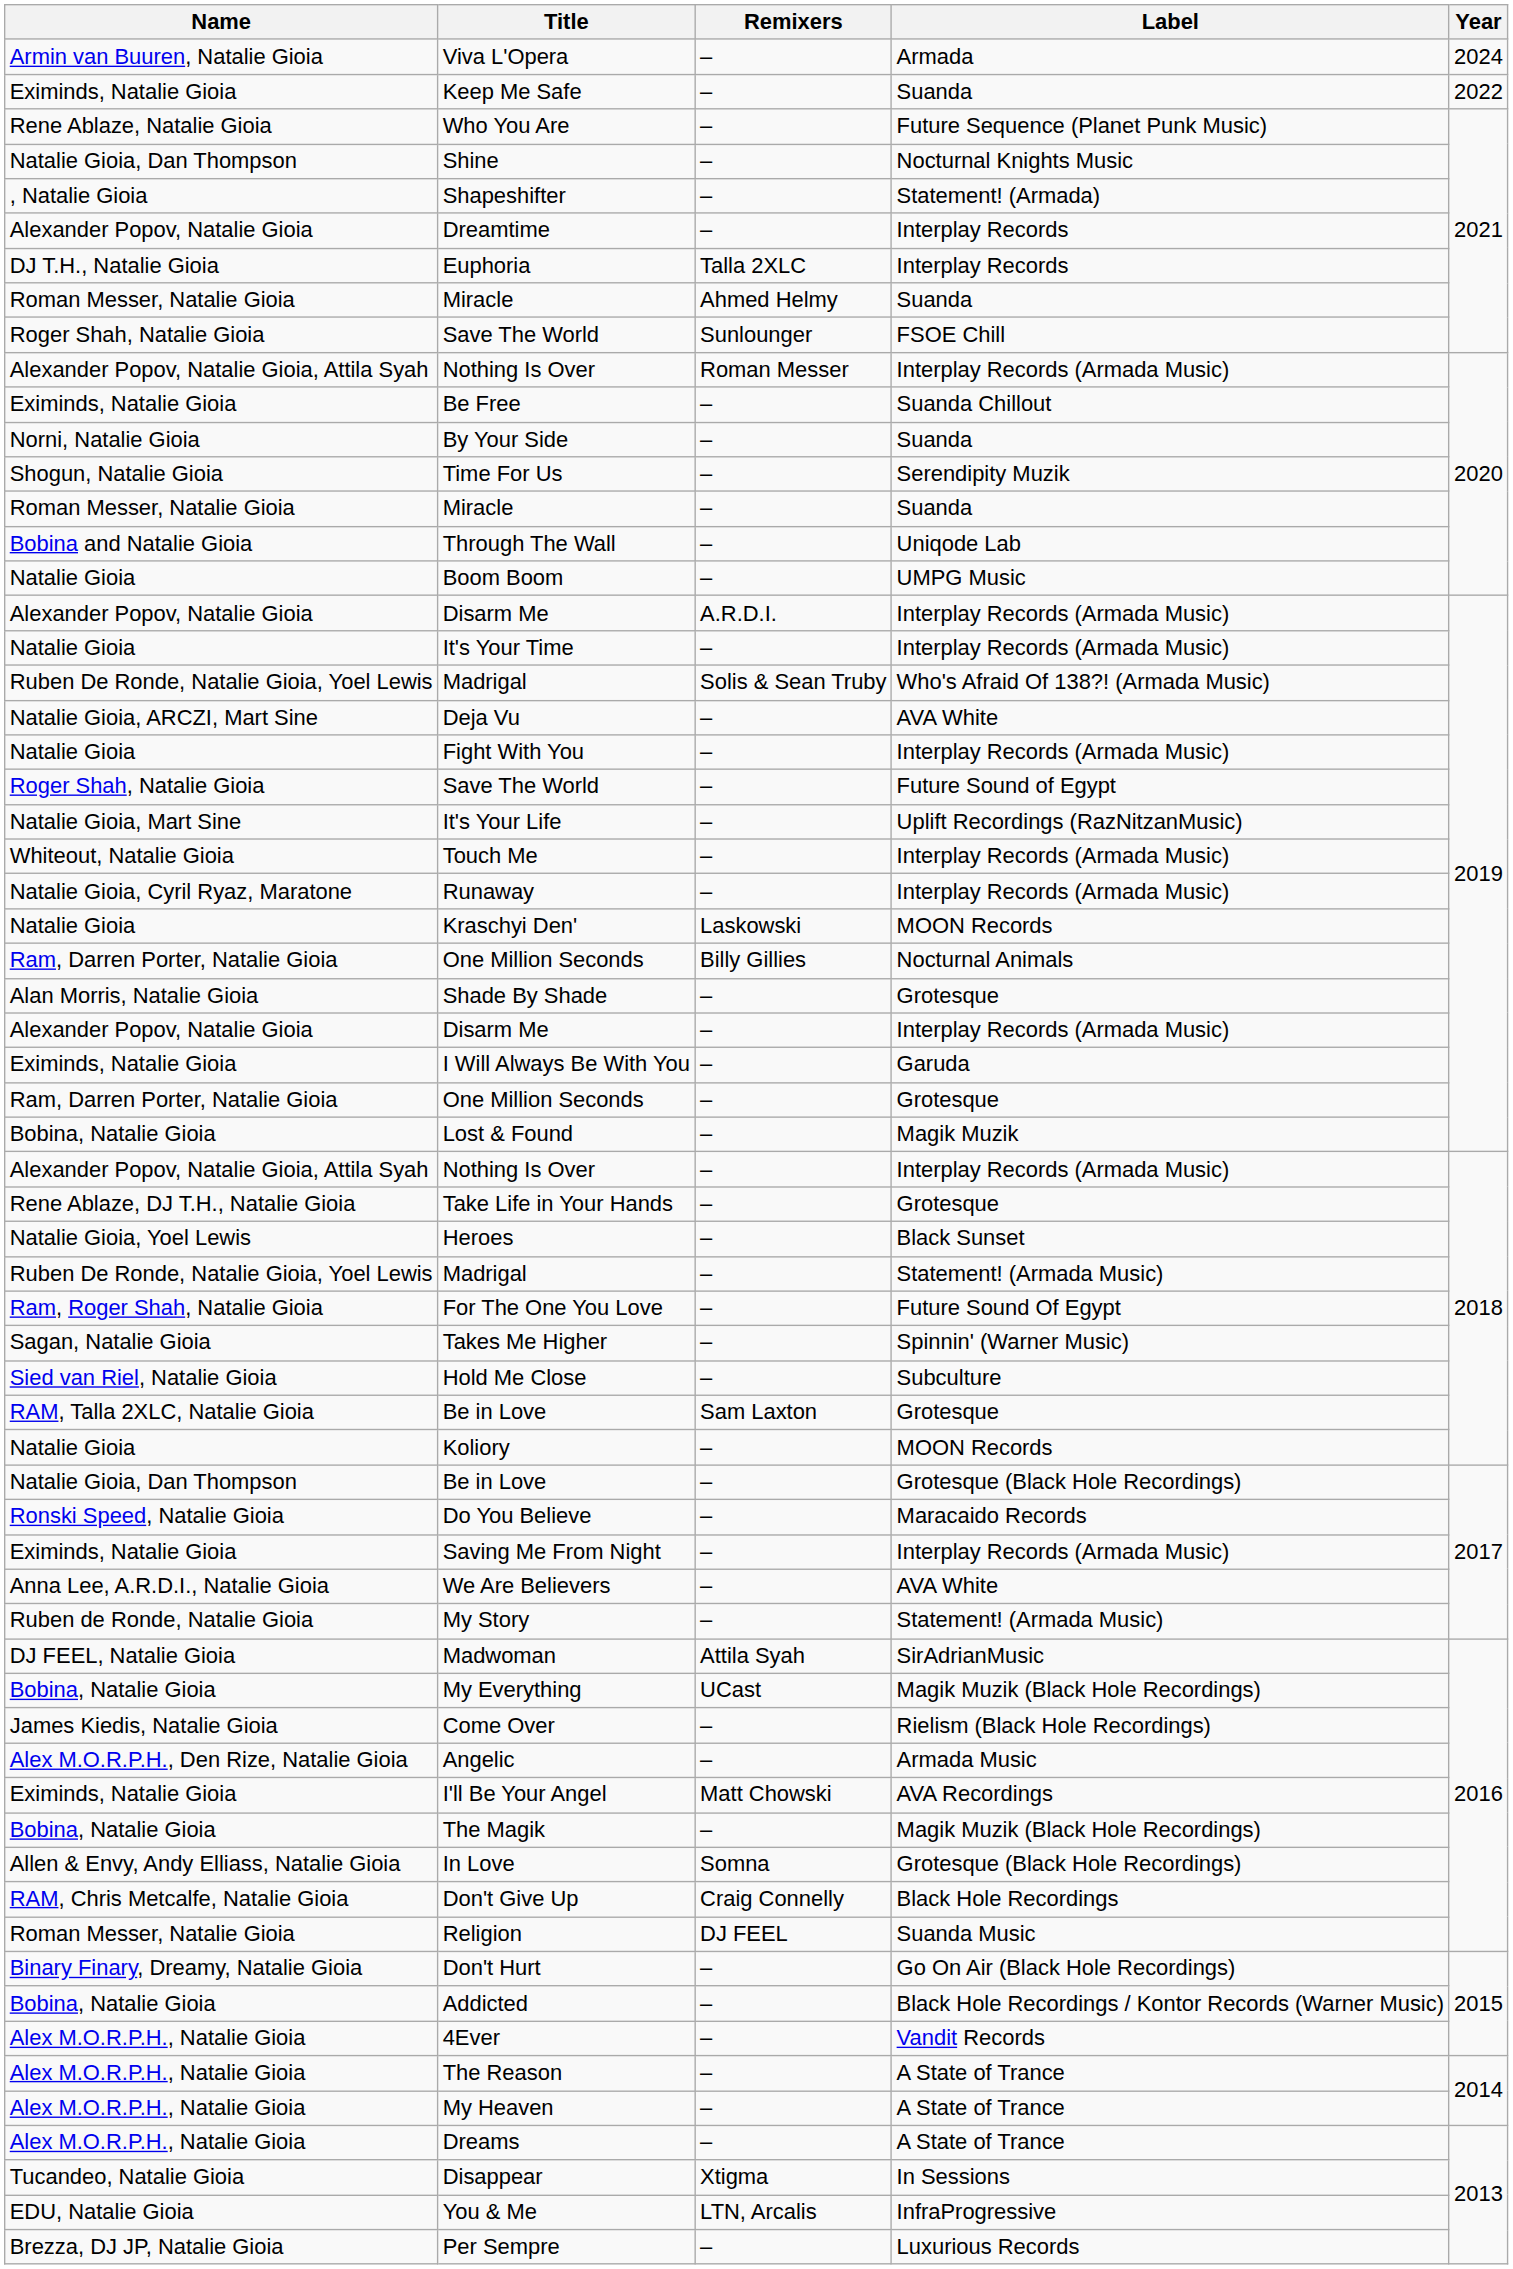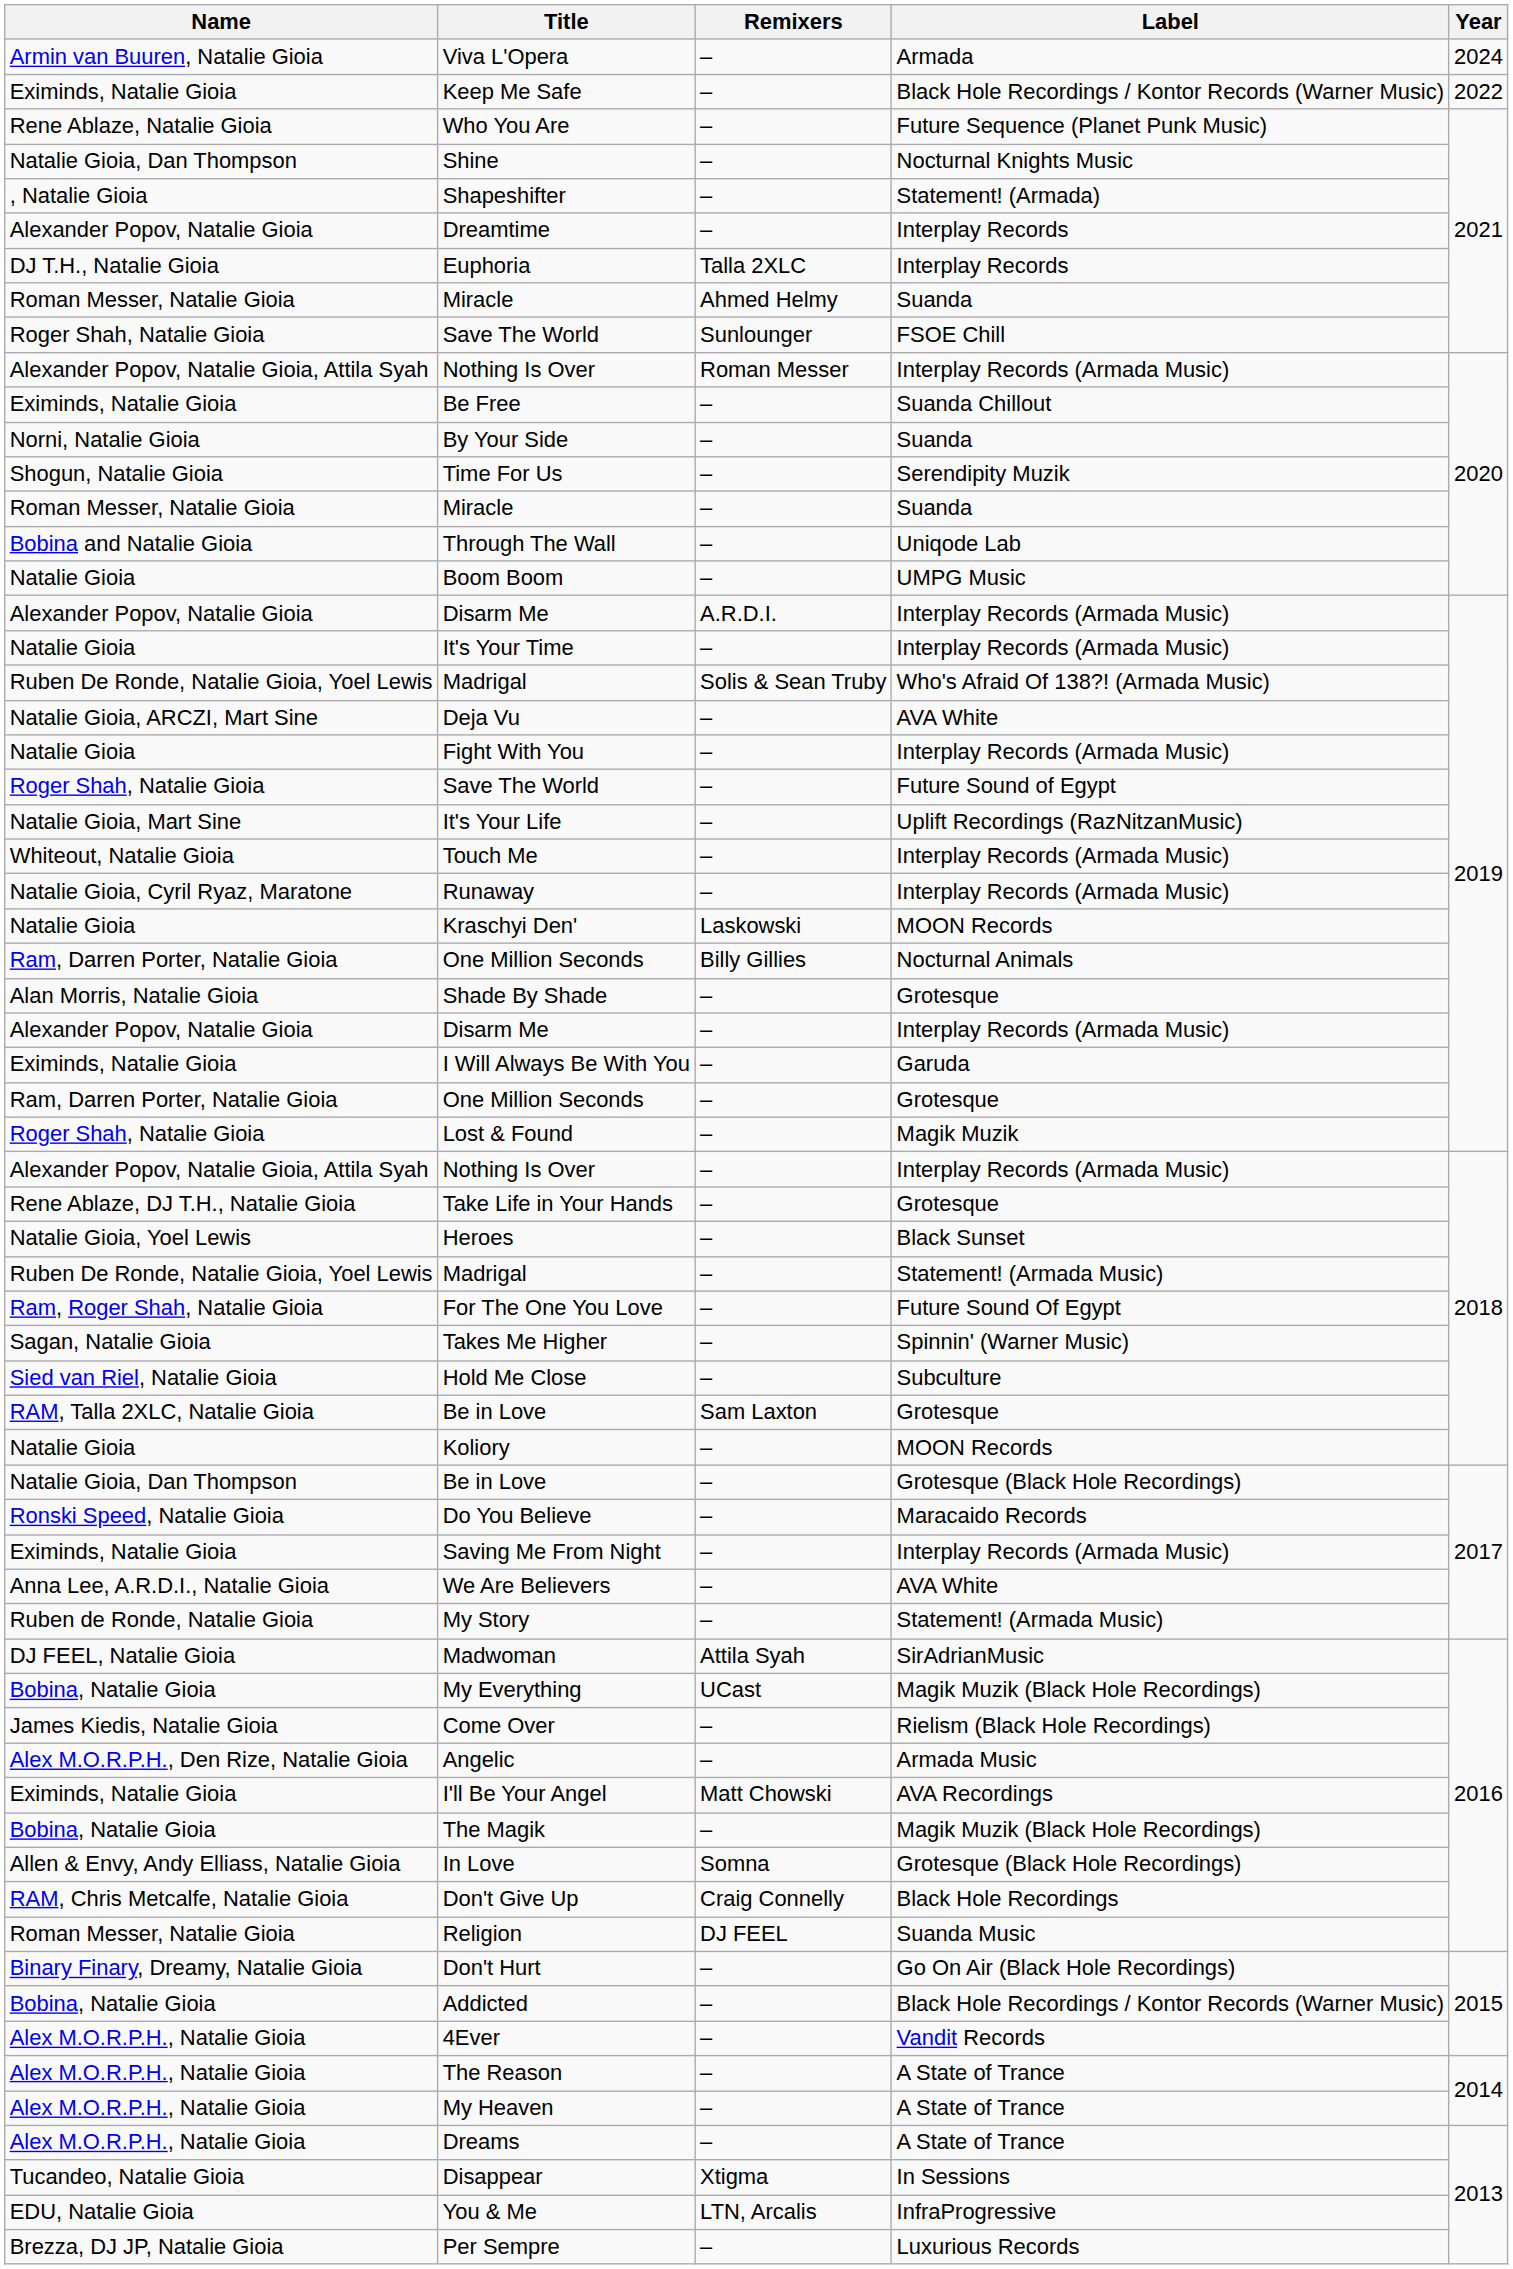(934, 91) Suanda -> (1170, 91) Black Hole Recordings / Kontor Records (Warner Music)
(113, 1134) Bobina, Natalie Gioia -> (137, 1134) Roger Shah, Natalie Gioia
